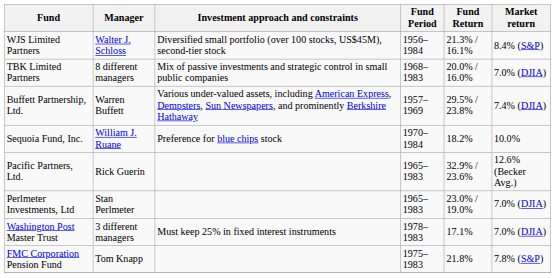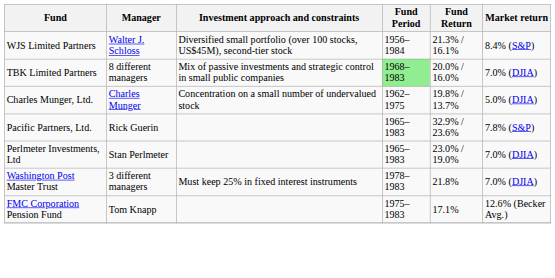(415, 72) no background -> (397, 72) lightgreen background
- row: (46, 105)
- row: (45, 138)
+ row: (50, 100)
(510, 171) 12.6% (Becker Avg.) -> (510, 127) 7.8% (S&P)
(460, 232) 17.1% -> (446, 182) 21.8%
(460, 259) 21.8% -> (446, 209) 17.1%
(519, 259) 7.8% (S&P) -> (515, 209) 12.6% (Becker Avg.)
